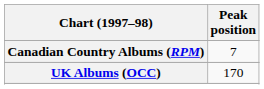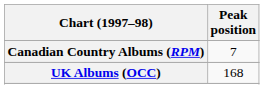(233, 72) 170 -> (233, 72) 168
